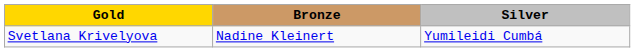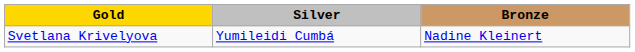columns swapped: (525, 15) <-> (317, 15)
